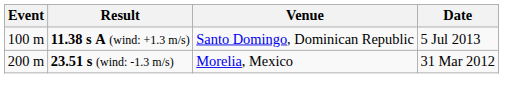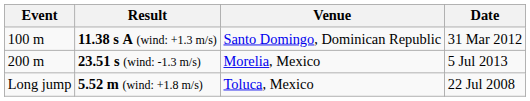(450, 38) 5 Jul 2013 -> (485, 38) 31 Mar 2012
(458, 61) 31 Mar 2012 -> (478, 61) 5 Jul 2013
+ row: (140, 84)
